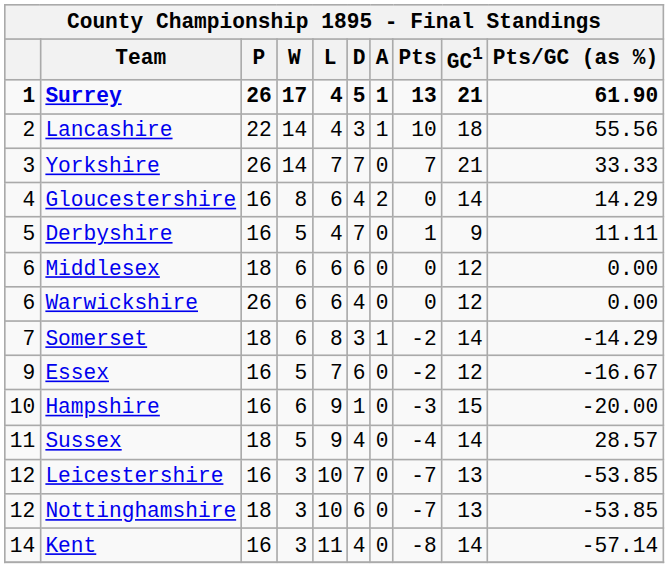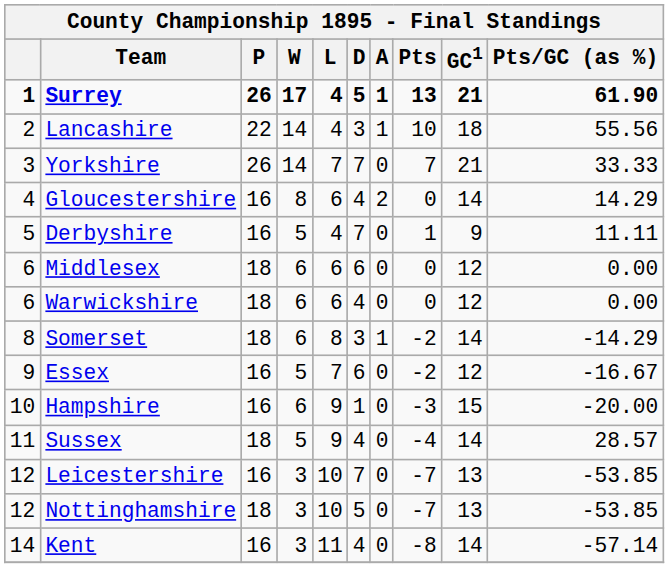(259, 304) 26 -> (259, 304) 18
(29, 338) 7 -> (29, 338) 8
(359, 511) 6 -> (359, 511) 5
